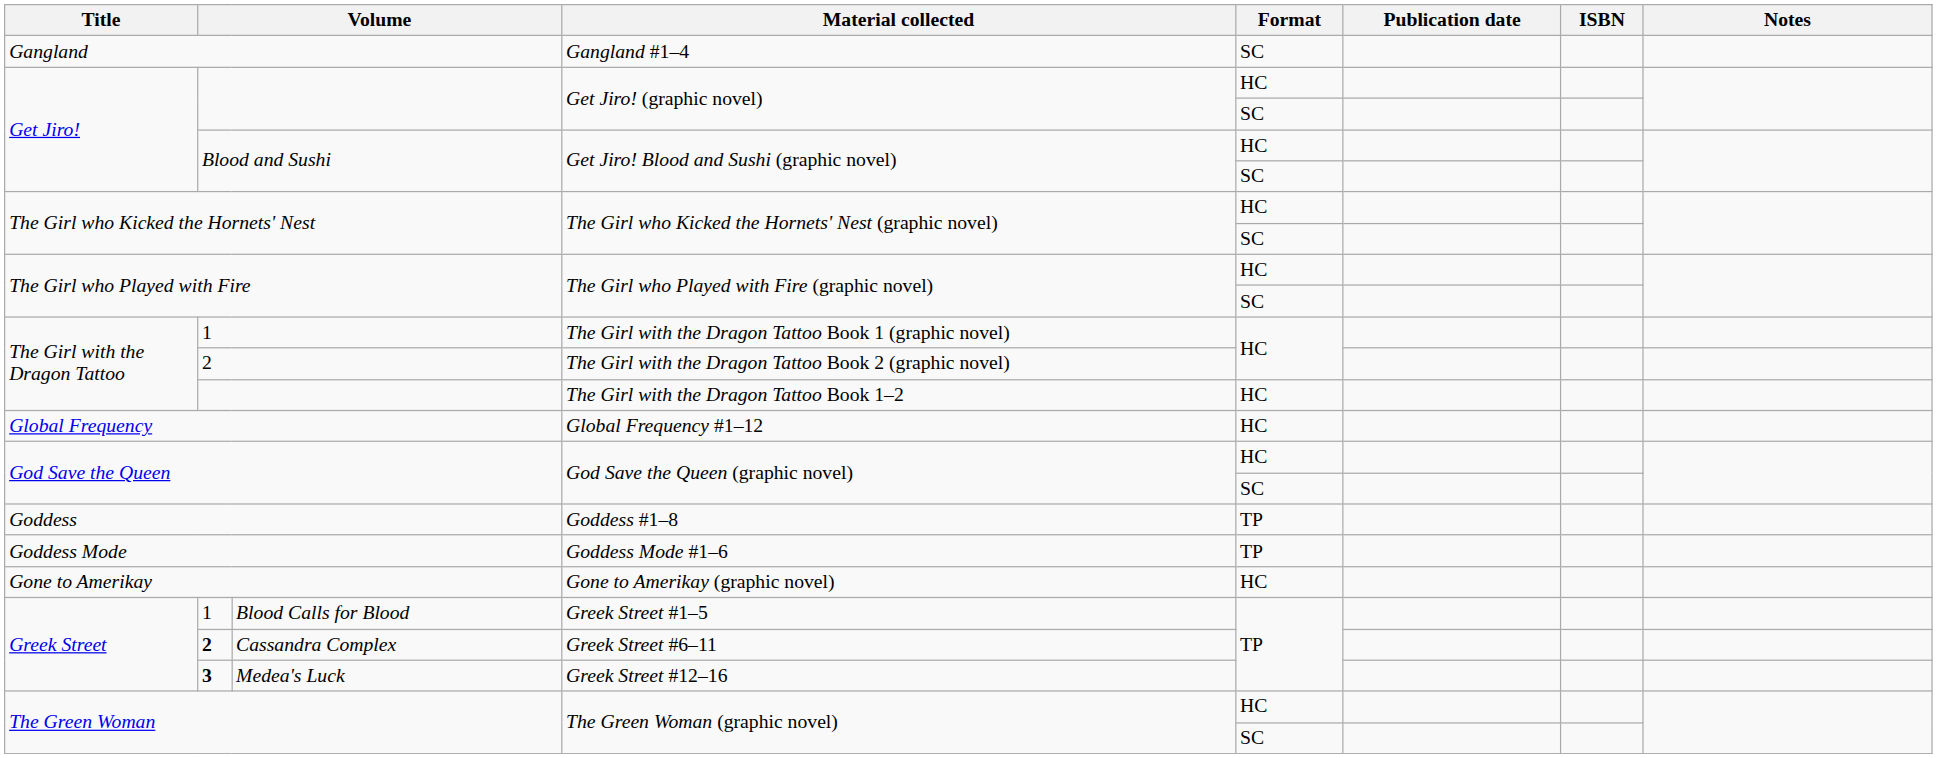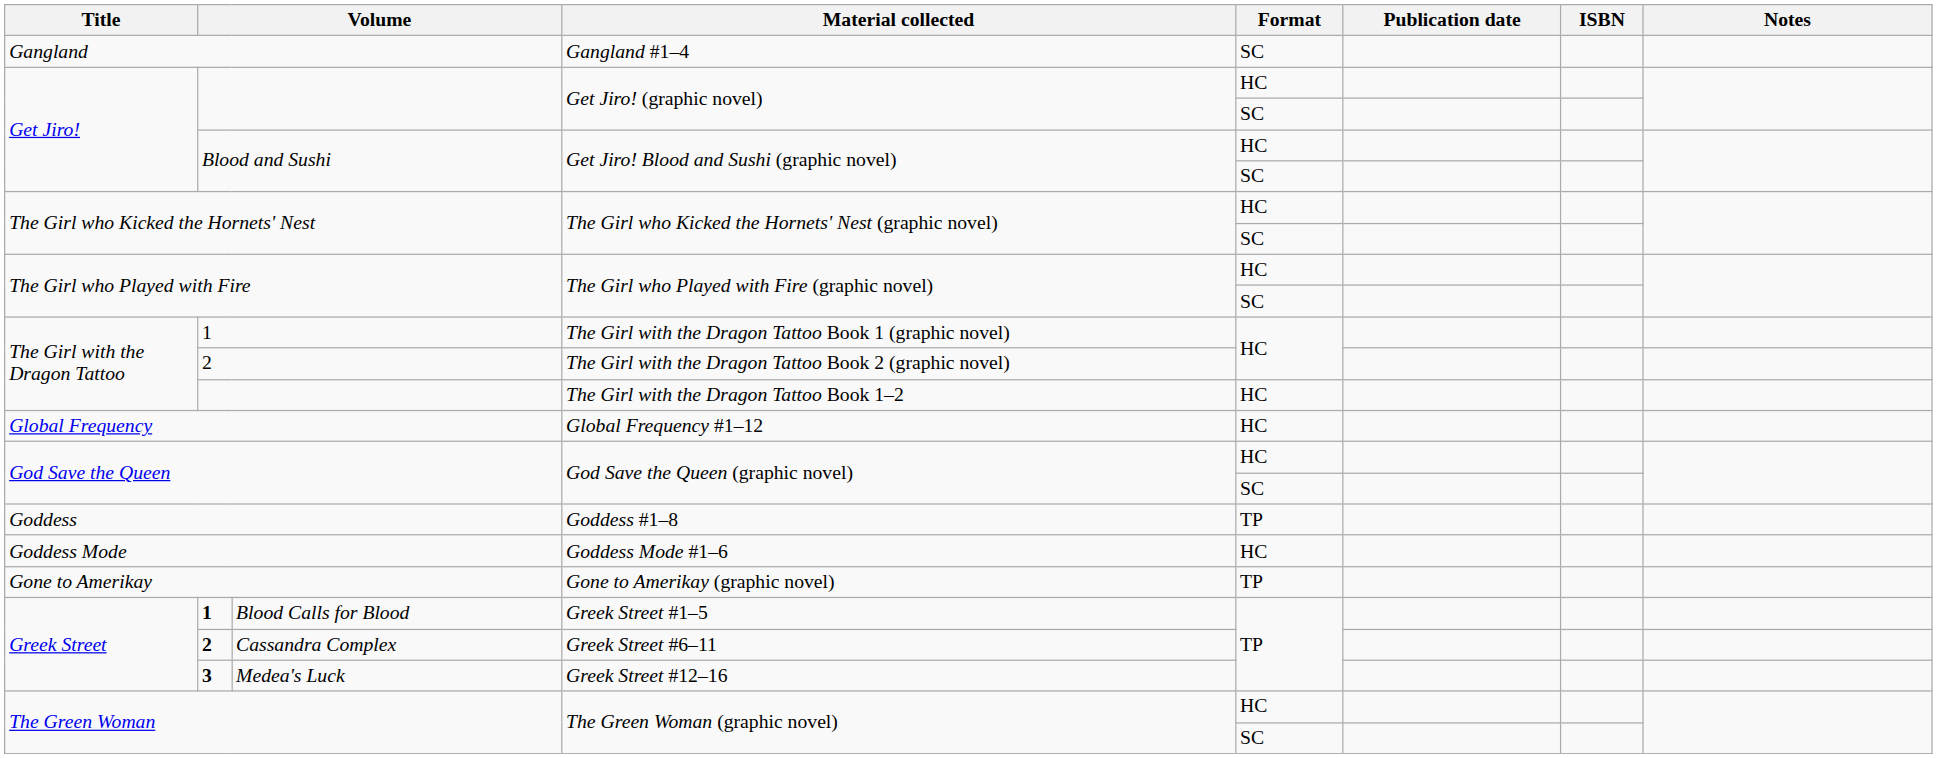(1251, 550) TP -> (1254, 550) HC
(1254, 581) HC -> (1251, 581) TP
(207, 613) normal -> (207, 613) bold
